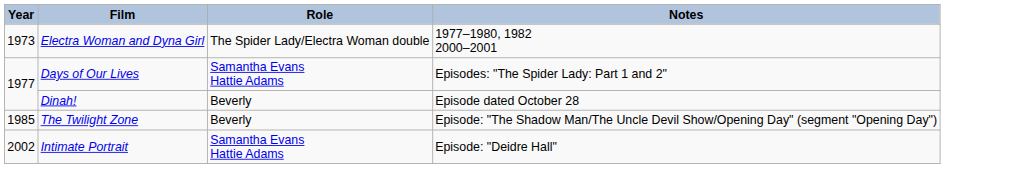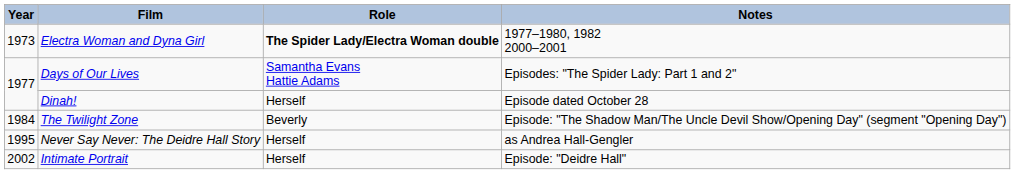(320, 41) normal -> (382, 41) bold
(231, 101) Beverly -> (285, 101) Herself
(21, 120) 1985 -> (21, 120) 1984
+ row: (150, 140)
(257, 147) Samantha Evans Hattie Adams -> (285, 160) Herself
